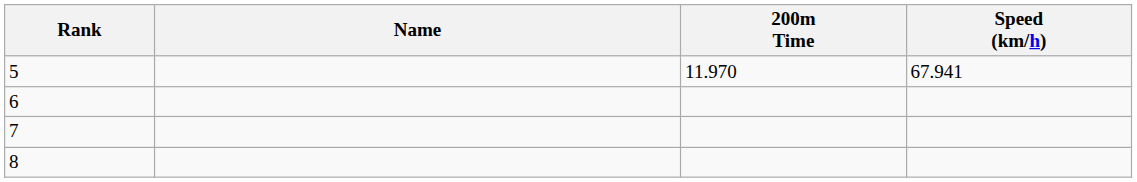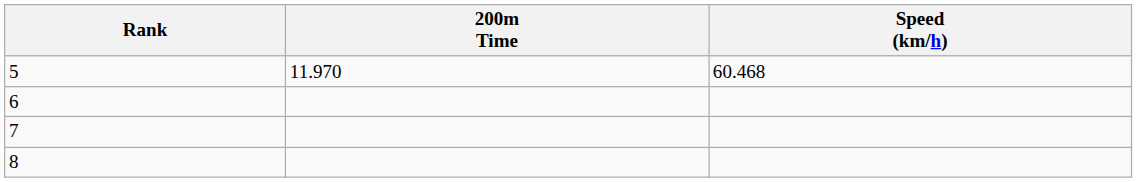- column: (417, 30)
(937, 71) 67.941 -> (739, 71) 60.468
